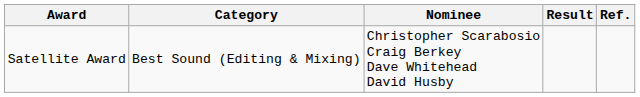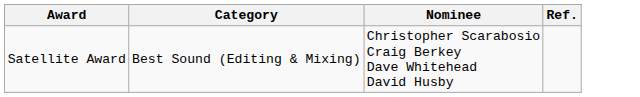- column: (570, 15)
